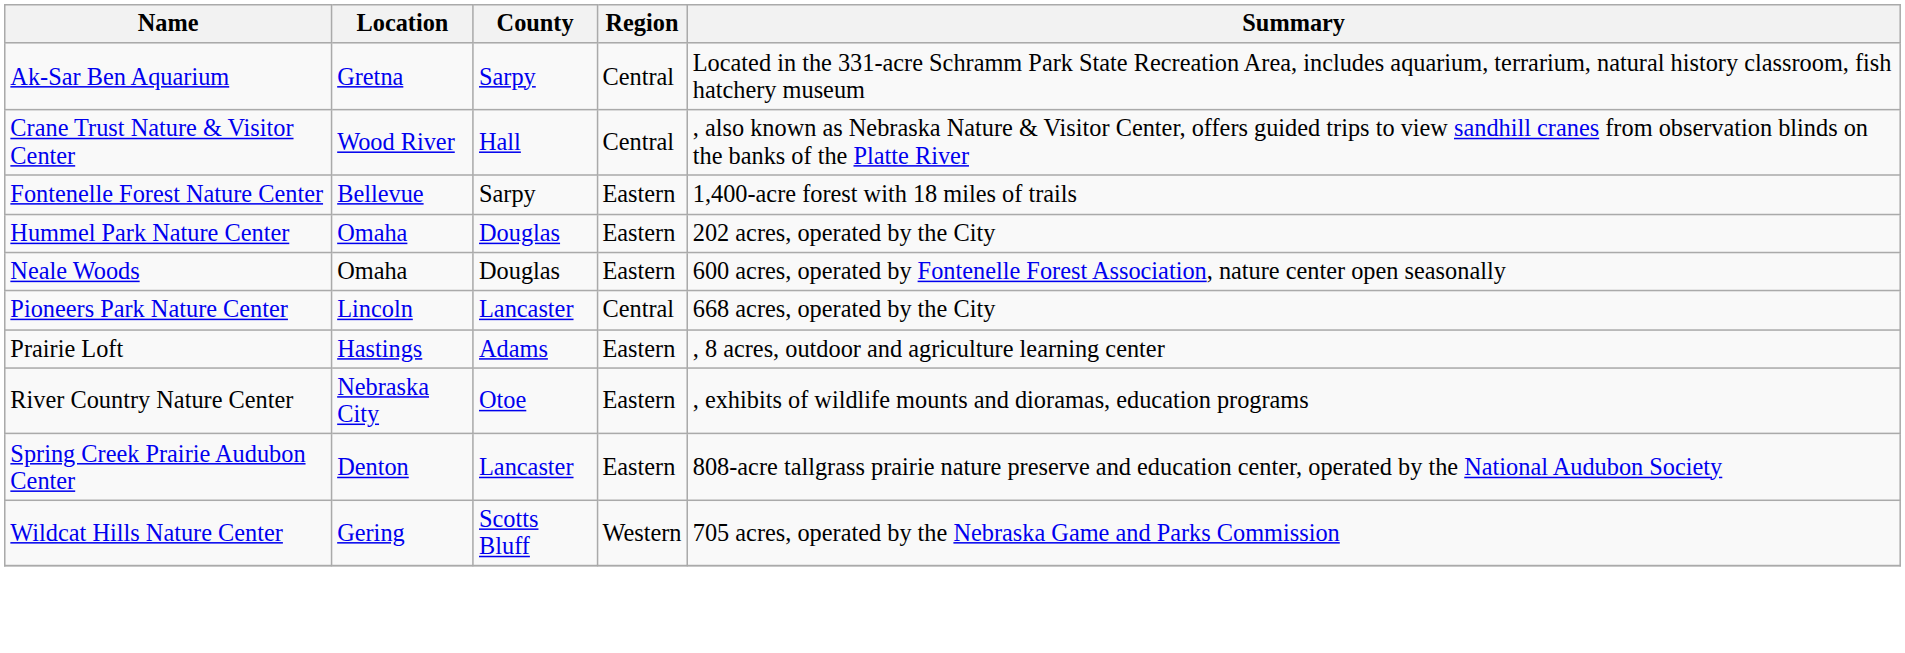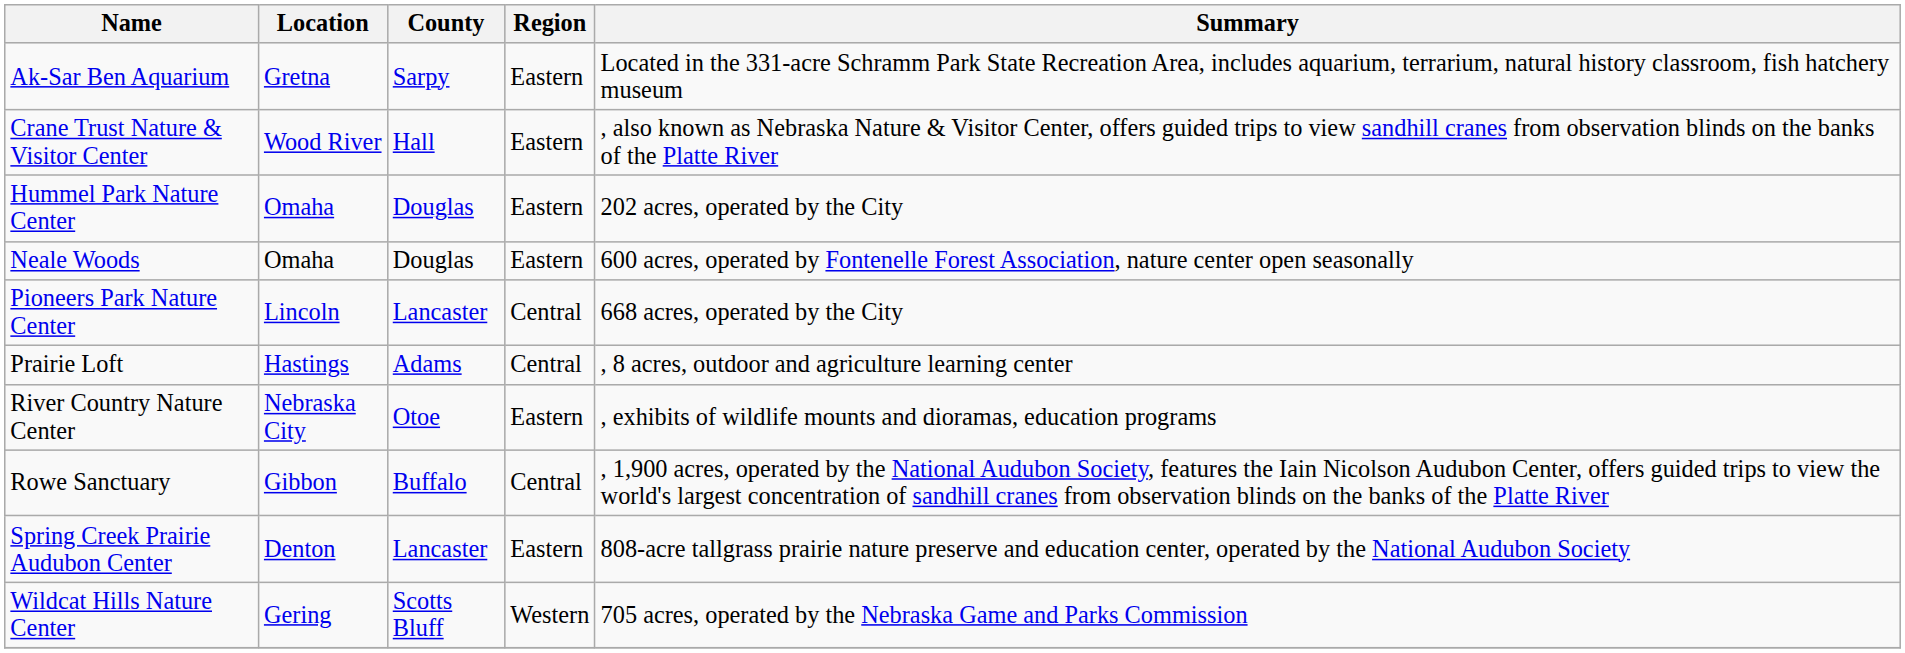(638, 76) Central -> (547, 76) Eastern
(638, 141) Central -> (547, 141) Eastern
- row: (167, 194)
(639, 348) Eastern -> (546, 364) Central
+ row: (90, 482)
